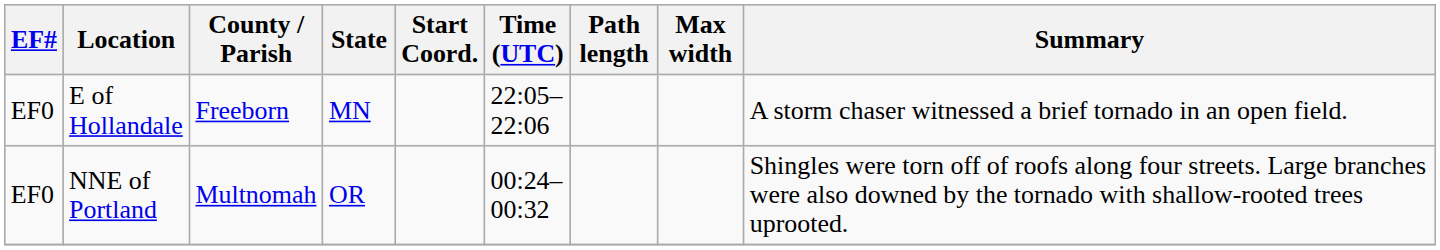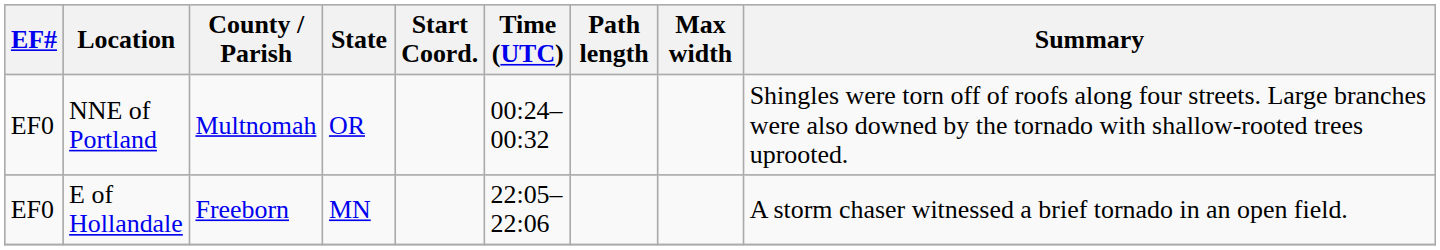rows swapped: (126, 109) <-> (113, 194)
